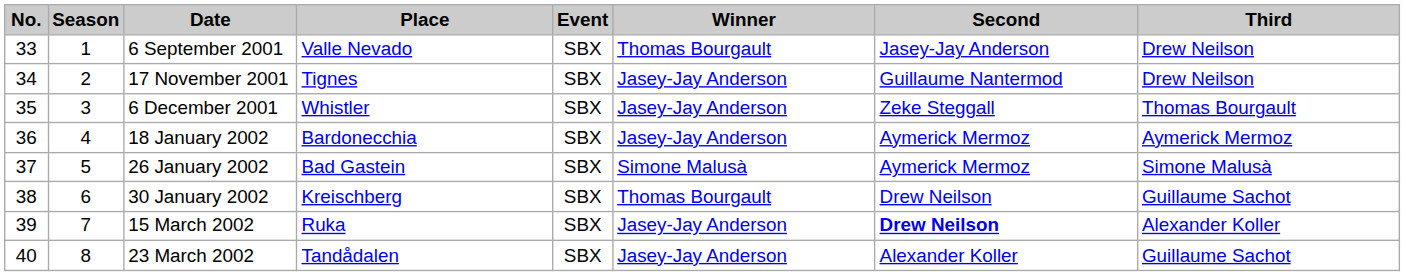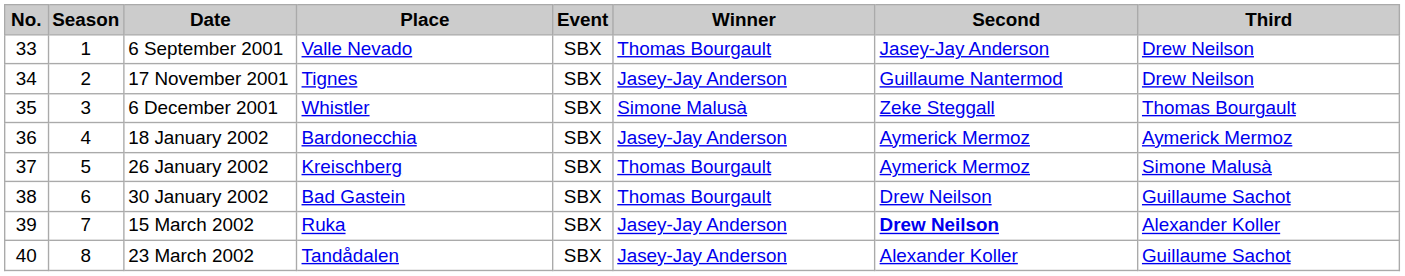(702, 108) Jasey-Jay Anderson -> (682, 108) Simone Malusà
(353, 166) Bad Gastein -> (352, 166) Kreischberg
(682, 166) Simone Malusà -> (694, 166) Thomas Bourgault
(352, 196) Kreischberg -> (353, 196) Bad Gastein
